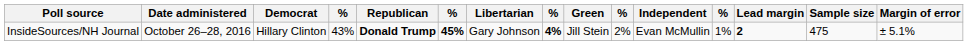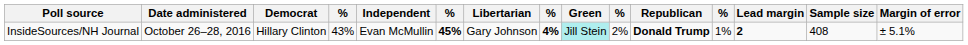columns swapped: (398, 13) <-> (673, 13)
(588, 31) no background -> (585, 31) paleturquoise background
(819, 31) 475 -> (819, 31) 408
